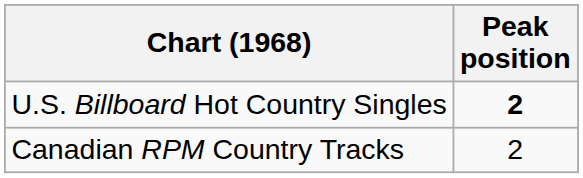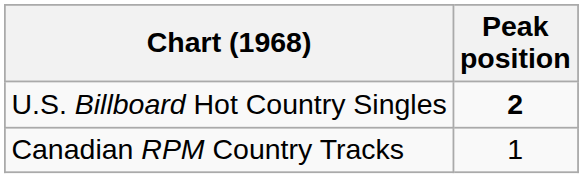(515, 149) 2 -> (515, 149) 1
